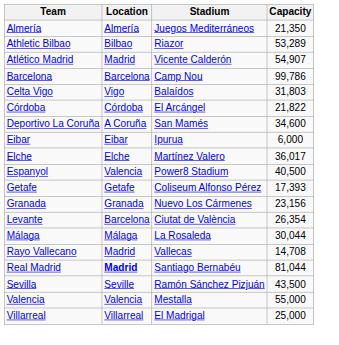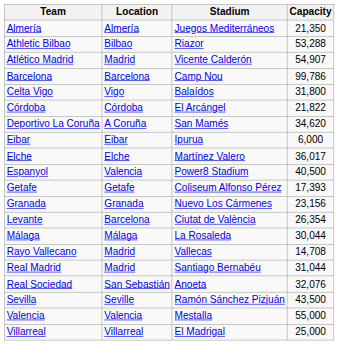(290, 44) 53,289 -> (311, 44) 53,288
(290, 92) 31,803 -> (311, 92) 31,800
(290, 124) 34,600 -> (311, 124) 34,620
(121, 268) bold -> (120, 268) normal
(290, 268) 81,044 -> (311, 268) 31,044
+ row: (39, 284)
